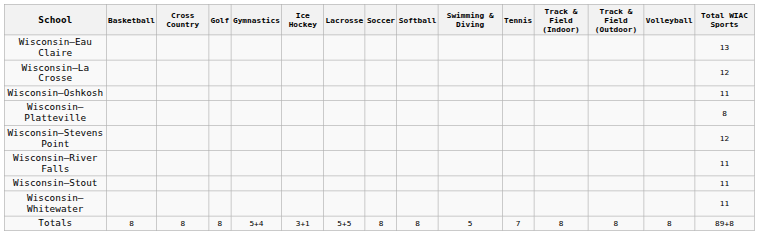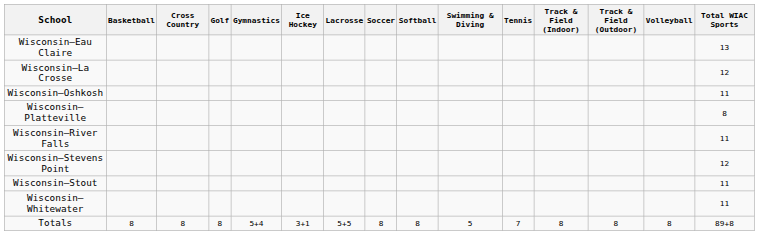rows swapped: (55, 163) <-> (55, 138)
